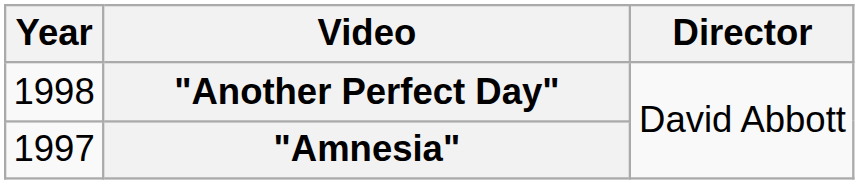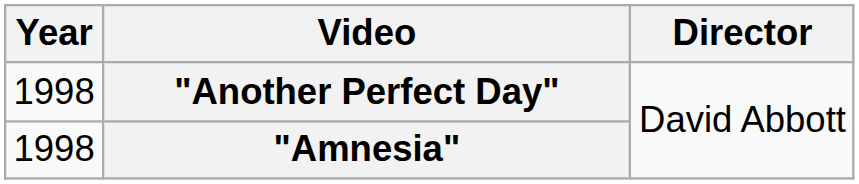(54, 149) 1997 -> (54, 149) 1998
